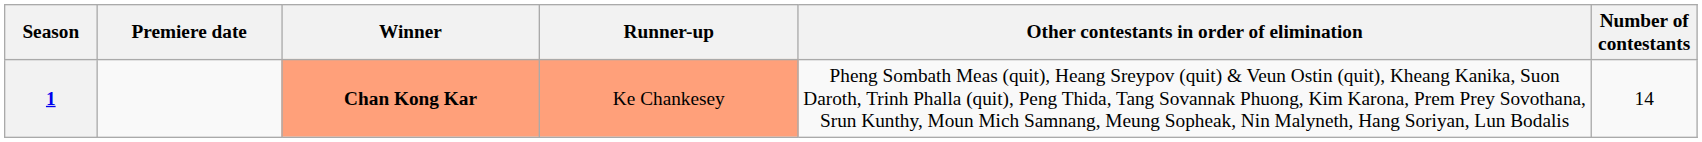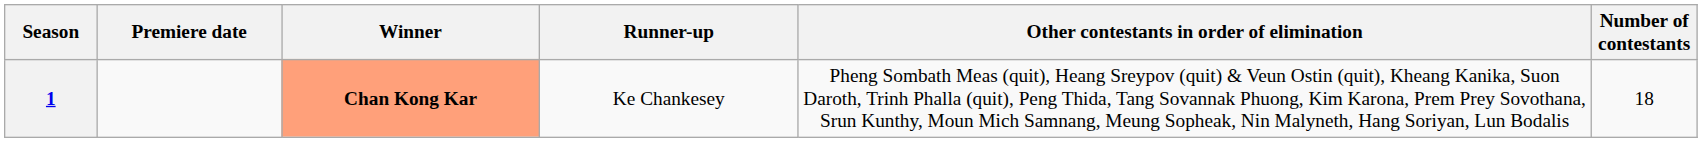(669, 98) lightsalmon background -> (669, 98) no background
(1644, 98) 14 -> (1644, 98) 18
